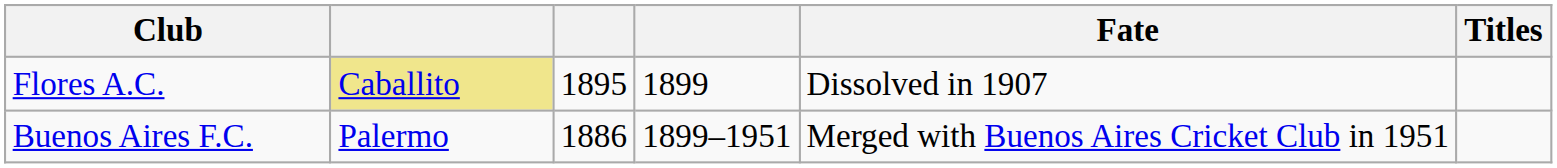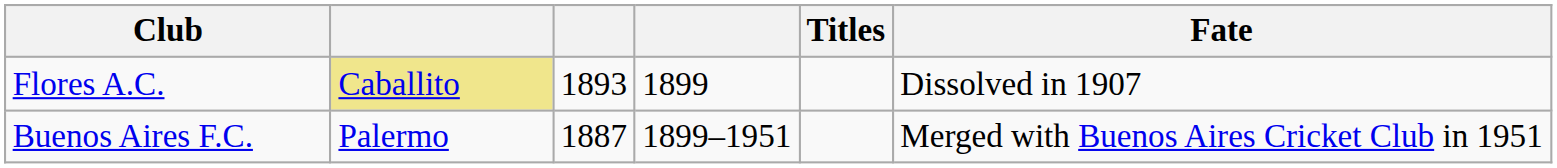columns swapped: (1503, 30) <-> (1128, 30)
(594, 83) 1895 -> (594, 83) 1893
(594, 135) 1886 -> (594, 135) 1887
